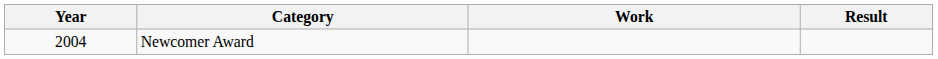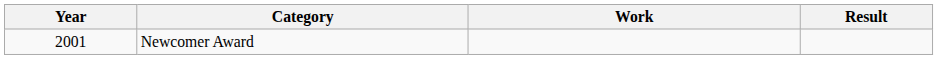(71, 41) 2004 -> (71, 41) 2001
